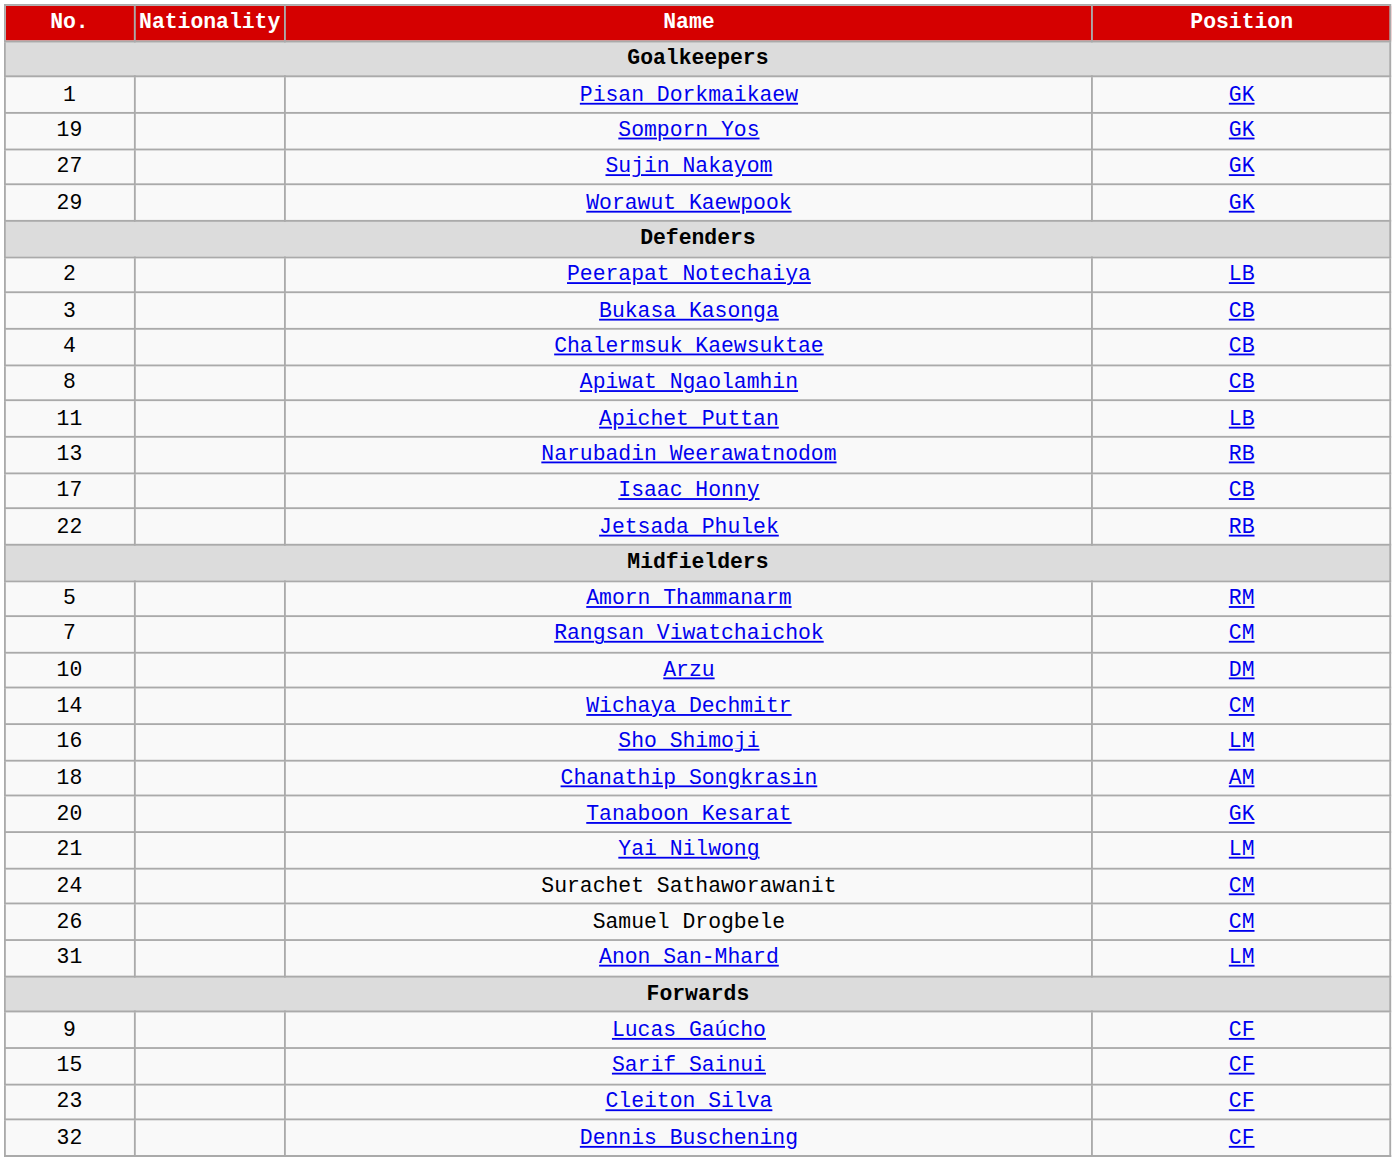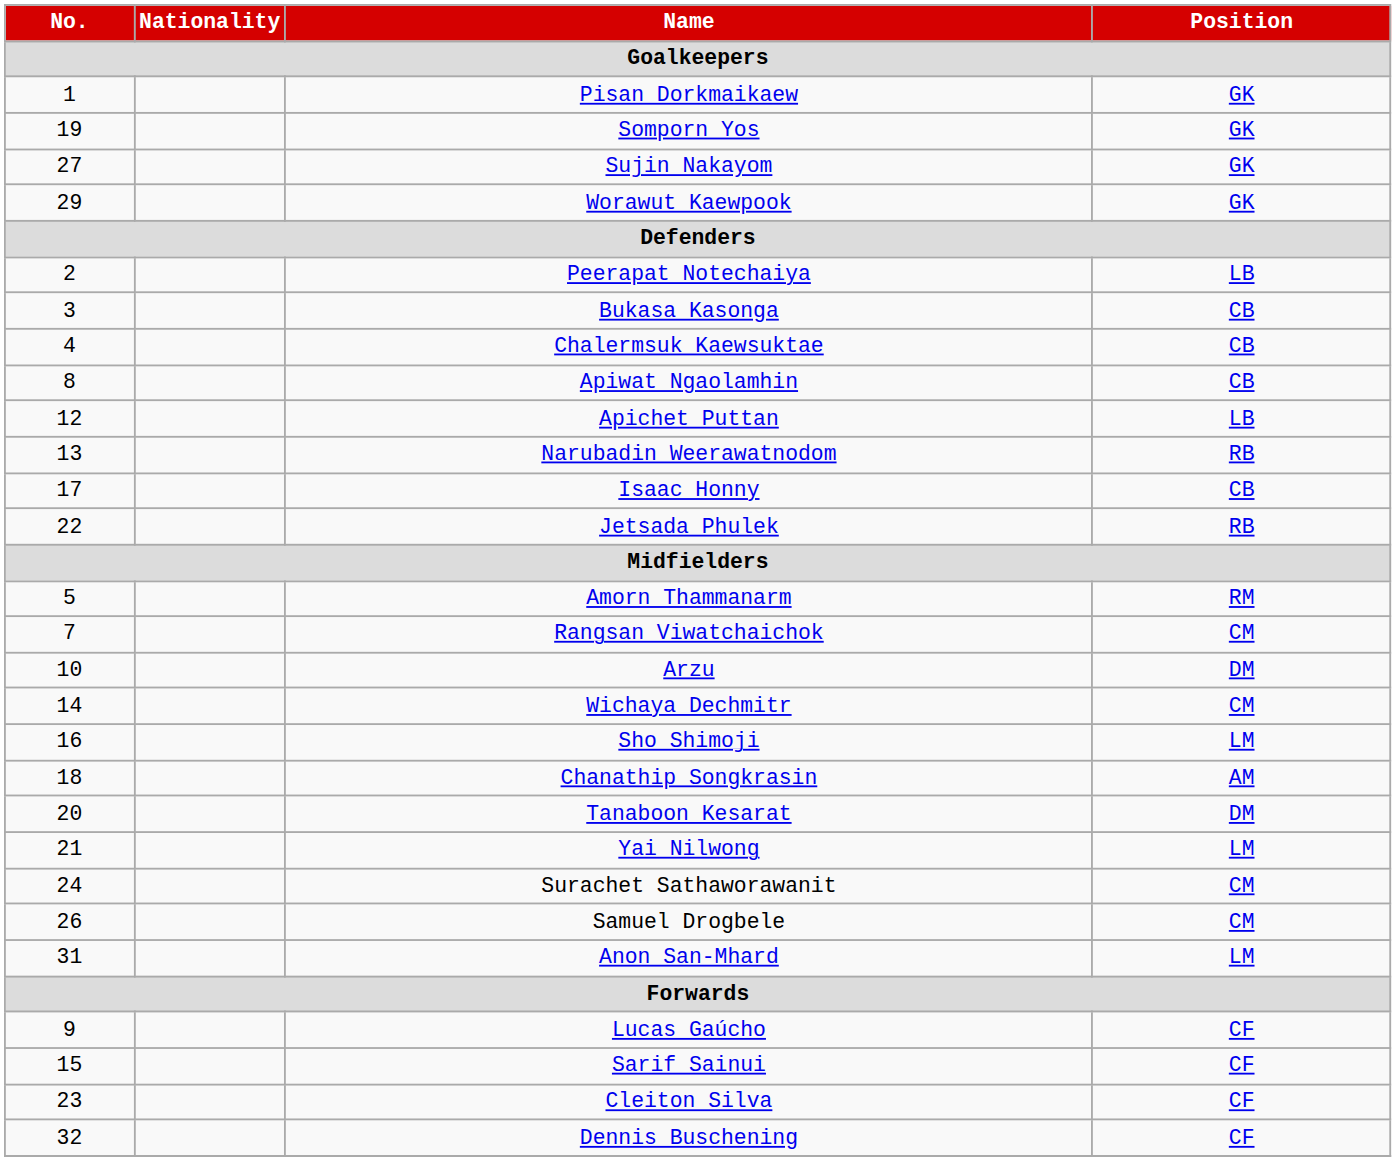(69, 418) 11 -> (69, 418) 12
(1242, 814) GK -> (1242, 814) DM
